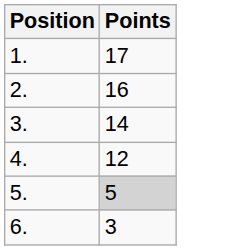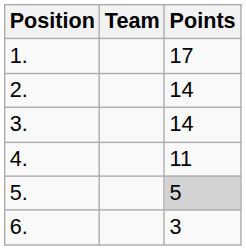+ column: (132, 21)
(117, 90) 16 -> (182, 90) 14
(117, 158) 12 -> (181, 158) 11
